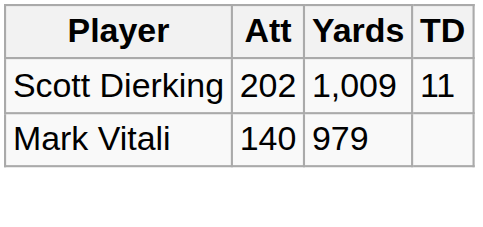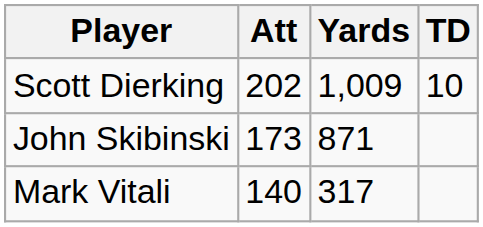(438, 85) 11 -> (445, 85) 10
+ row: (121, 138)
(340, 138) 979 -> (346, 192) 317
